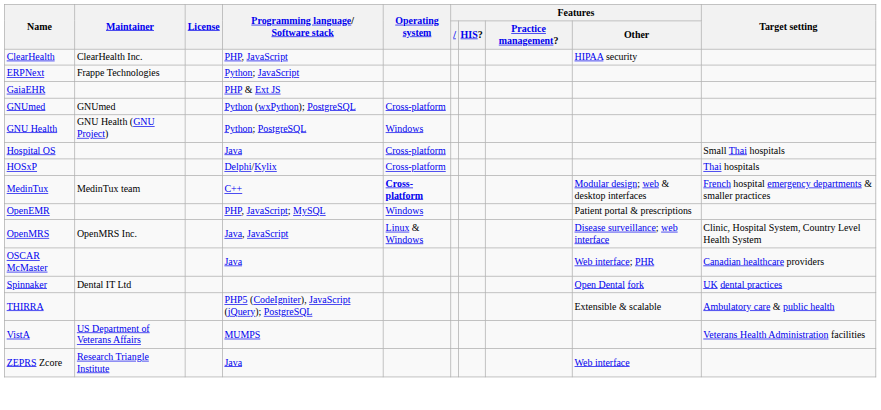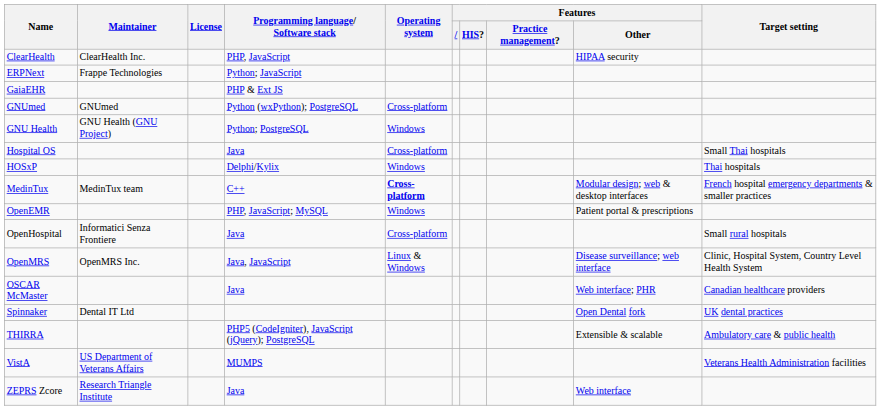(416, 167) Cross-platform -> (406, 167) Windows
+ row: (34, 234)
